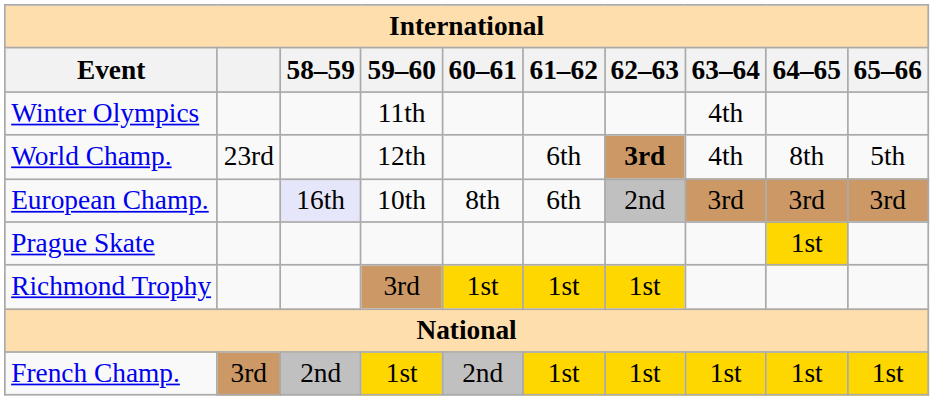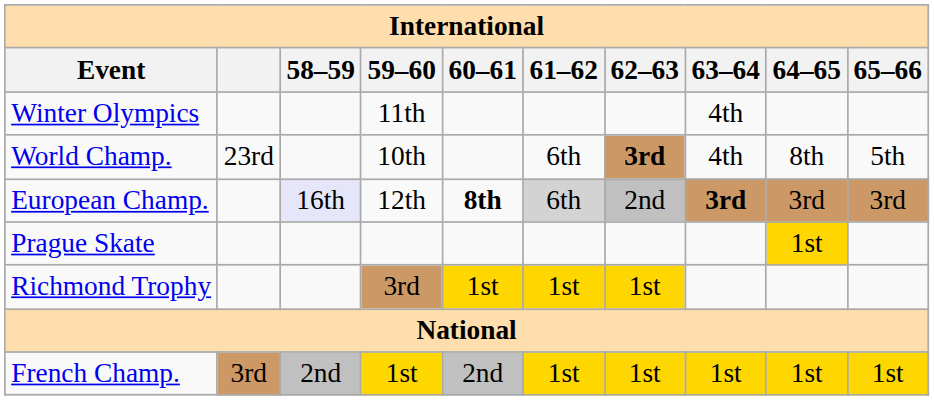(402, 156) 12th -> (402, 156) 10th
(402, 199) 10th -> (402, 199) 12th
(483, 199) normal -> (483, 199) bold
(564, 199) no background -> (564, 199) lightgrey background
(726, 199) normal -> (726, 199) bold
